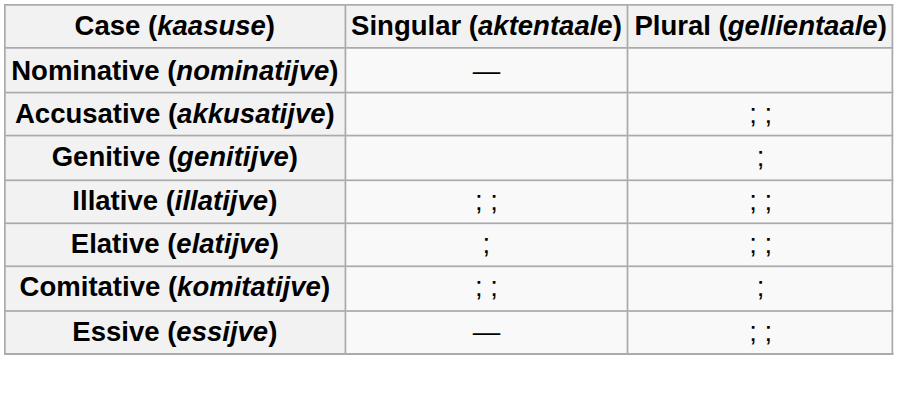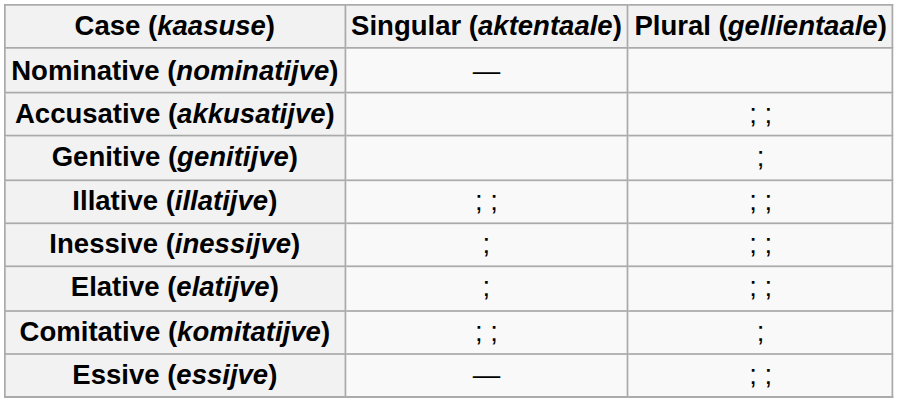+ row: (175, 244)
